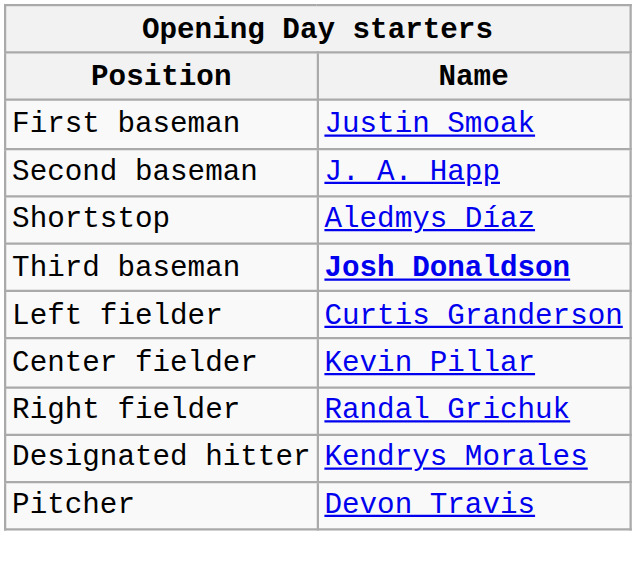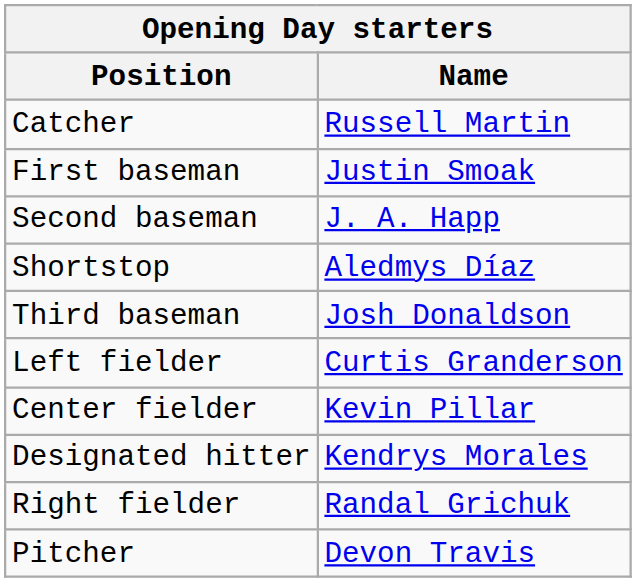+ row: (74, 124)
(447, 267) bold -> (447, 315) normal
rows swapped: (126, 410) <-> (161, 458)
